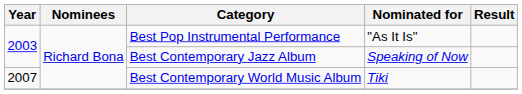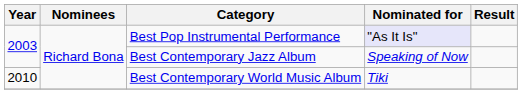(392, 36) no background -> (392, 36) lavender background
(22, 78) 2007 -> (22, 78) 2010
